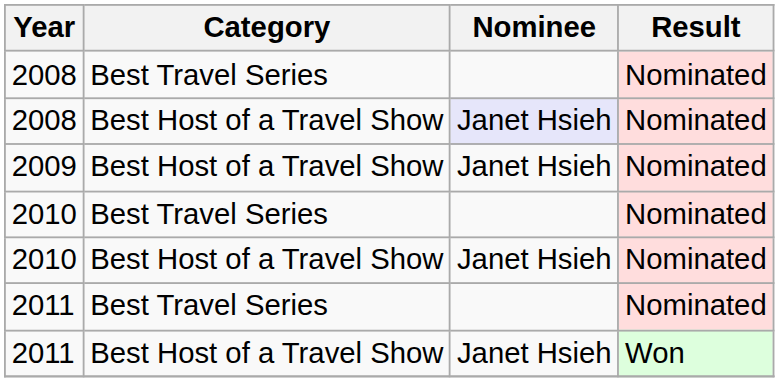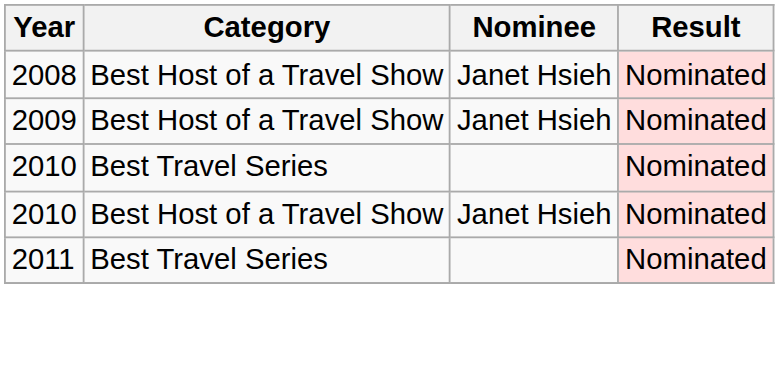- row: (44, 74)
(534, 120) lavender background -> (534, 74) no background
- row: (43, 352)
